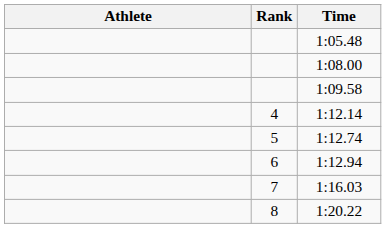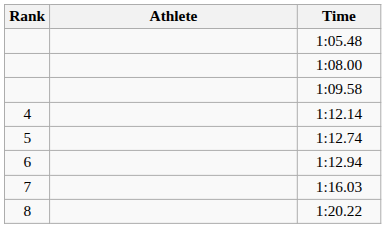columns swapped: (274, 16) <-> (128, 16)
